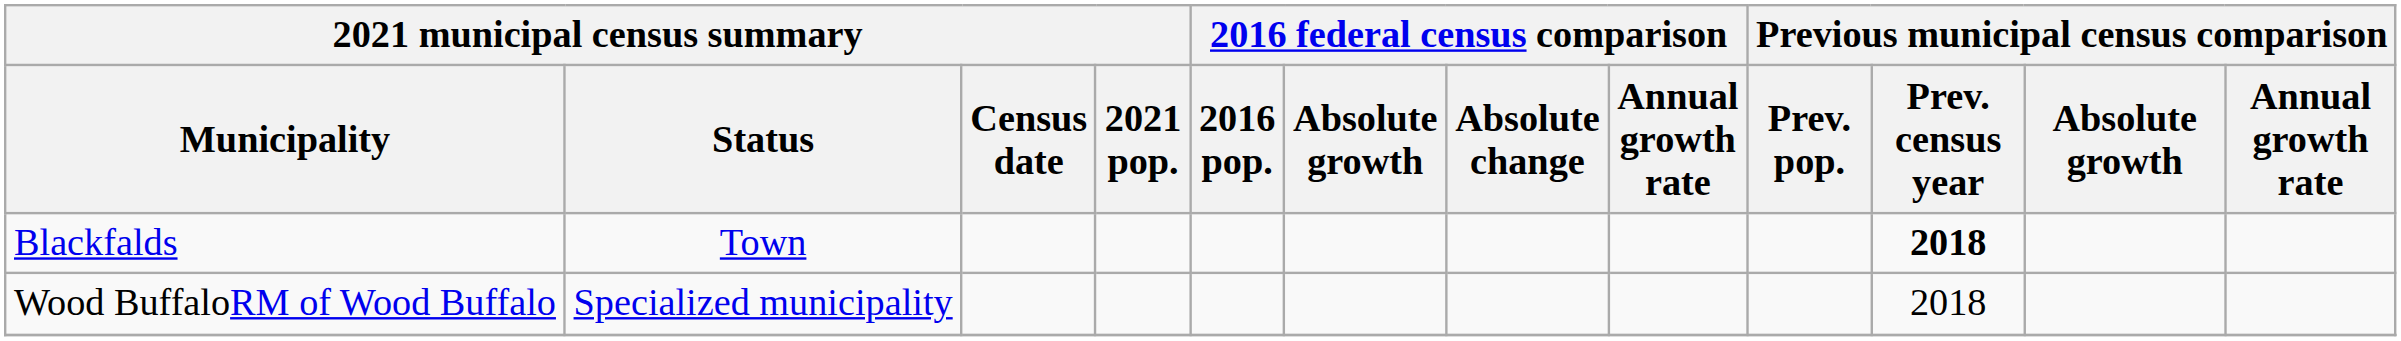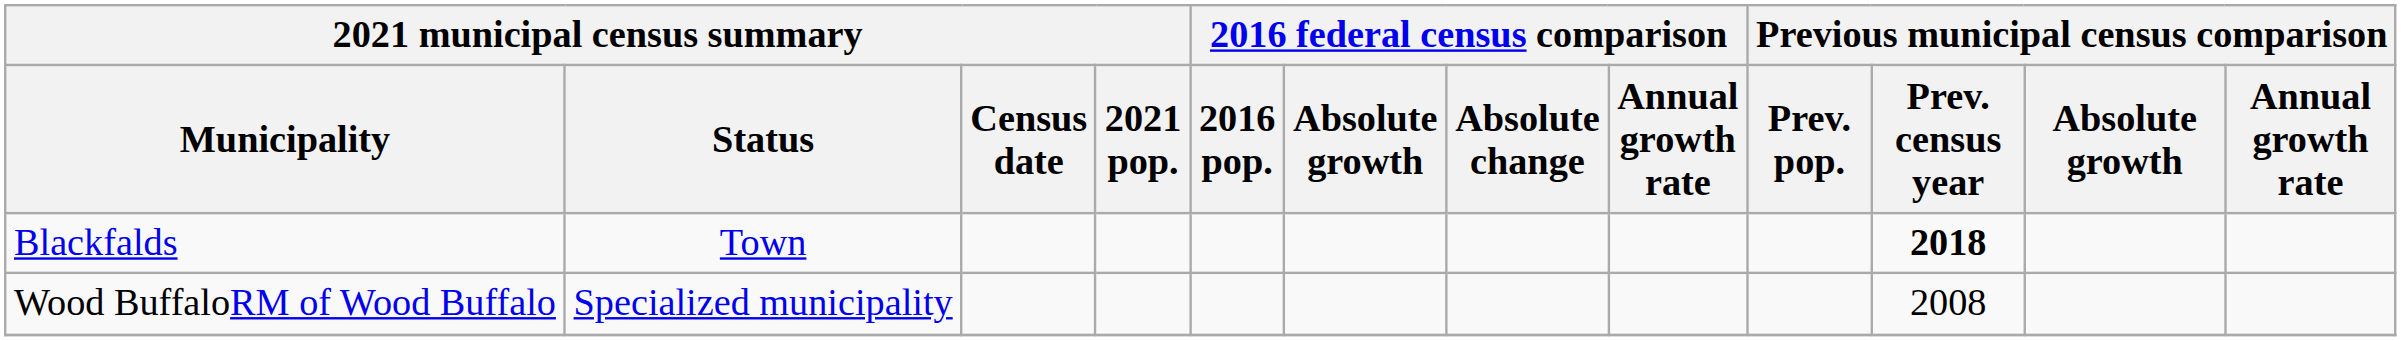(1948, 302) 2018 -> (1948, 302) 2008
